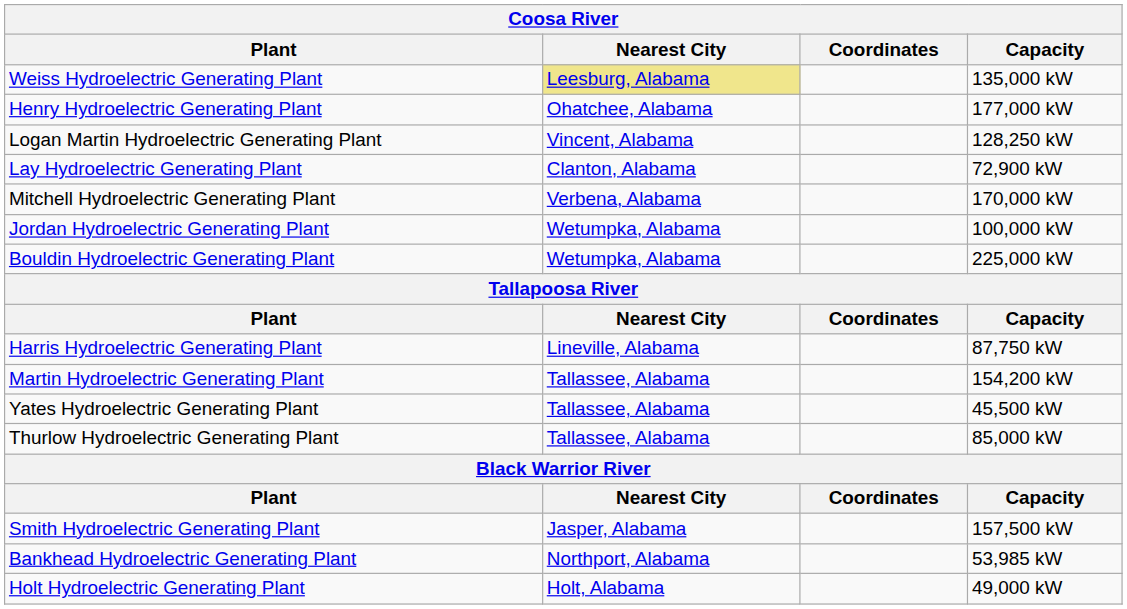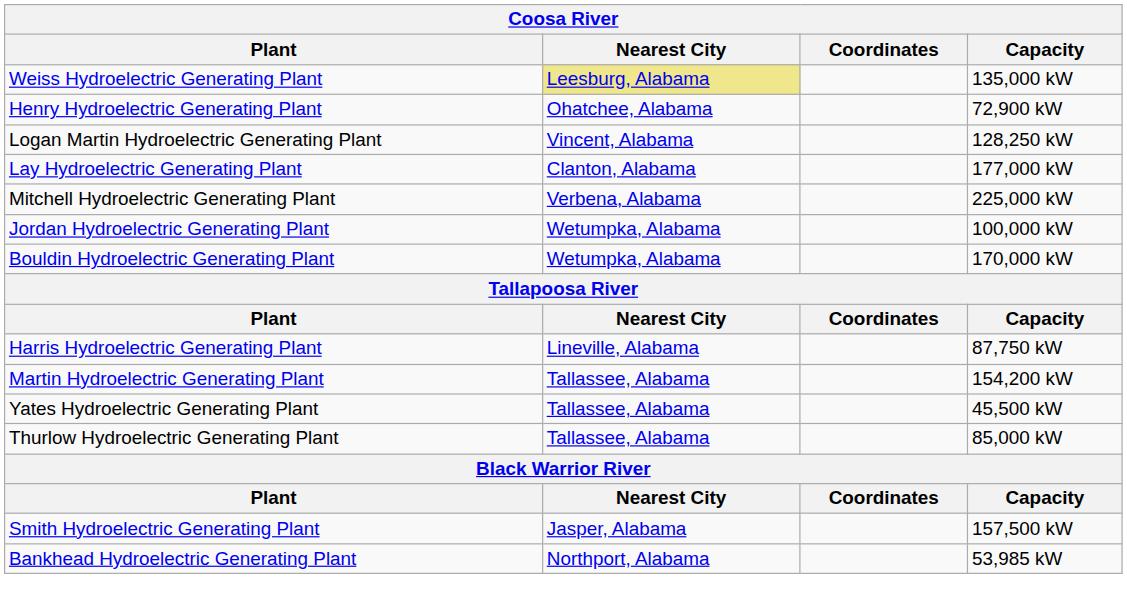(1022, 109) 177,000 kW -> (1017, 109) 72,900 kW
(1017, 169) 72,900 kW -> (1022, 169) 177,000 kW
(1022, 199) 170,000 kW -> (1022, 199) 225,000 kW
(1022, 259) 225,000 kW -> (1022, 259) 170,000 kW
- row: (157, 588)
